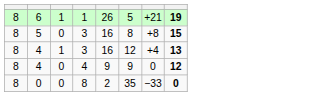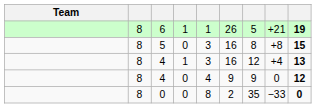+ column: (66, 13)
